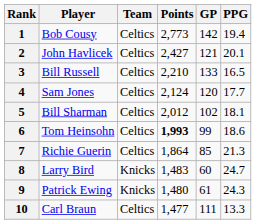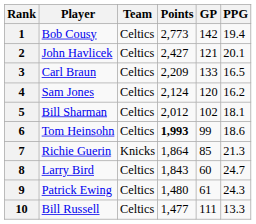(71, 72) Bill Russell -> (69, 72) Carl Braun
(175, 72) 2,210 -> (175, 72) 2,209
(234, 92) 17.7 -> (234, 92) 16.2
(137, 151) Celtics -> (138, 151) Knicks
(138, 170) Knicks -> (137, 170) Celtics
(175, 170) 1,483 -> (175, 170) 1,843
(138, 190) Knicks -> (137, 190) Celtics
(69, 209) Carl Braun -> (71, 209) Bill Russell
